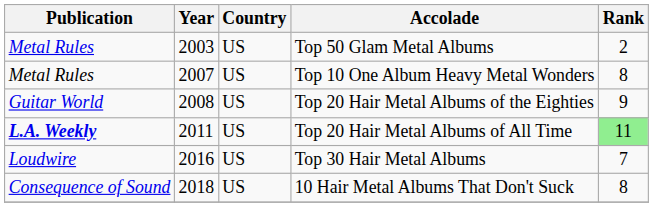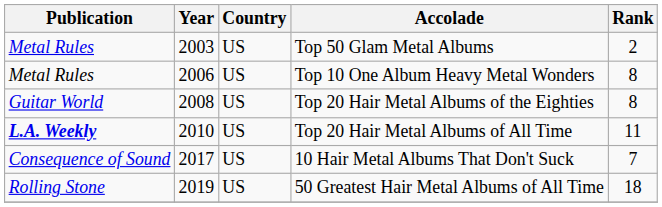(196, 74) 2007 -> (196, 74) 2006
(623, 103) 9 -> (633, 103) 8
(196, 131) 2011 -> (196, 131) 2010
(623, 131) lightgreen background -> (633, 131) no background
- row: (390, 159)
(196, 187) 2018 -> (196, 159) 2017
(623, 187) 8 -> (633, 159) 7
+ row: (449, 187)
